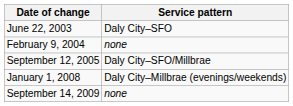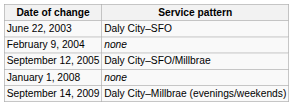(195, 77) Daly City–Millbrae (evenings/weekends) -> (116, 77) none
(116, 93) none -> (195, 93) Daly City–Millbrae (evenings/weekends)
